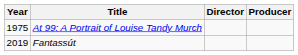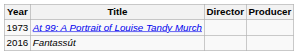(17, 27) 1975 -> (17, 27) 1973
(17, 43) 2019 -> (17, 43) 2016
